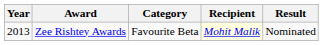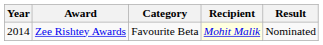(18, 31) 2013 -> (18, 31) 2014
